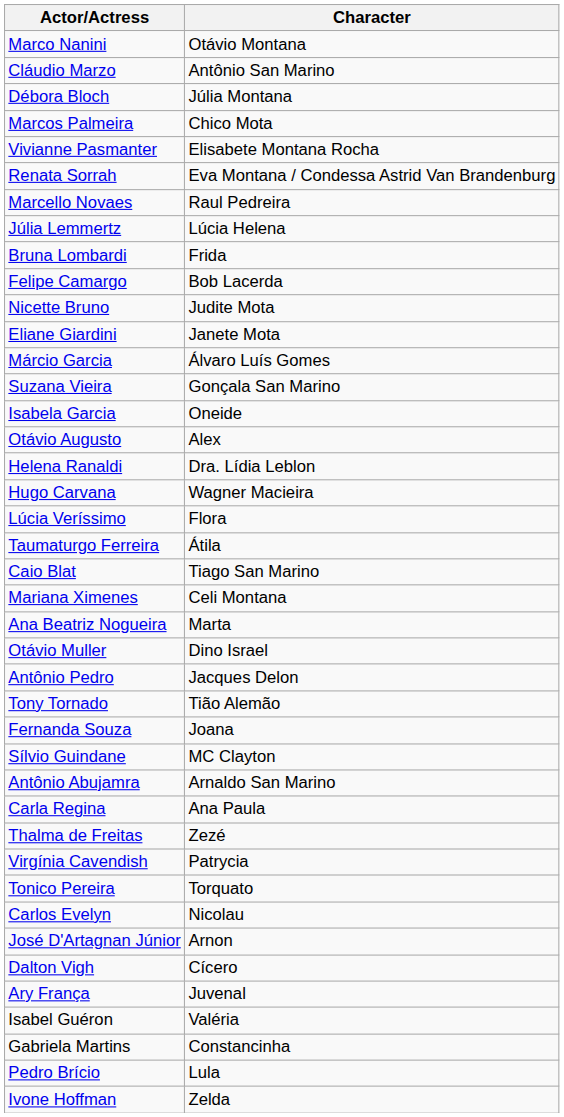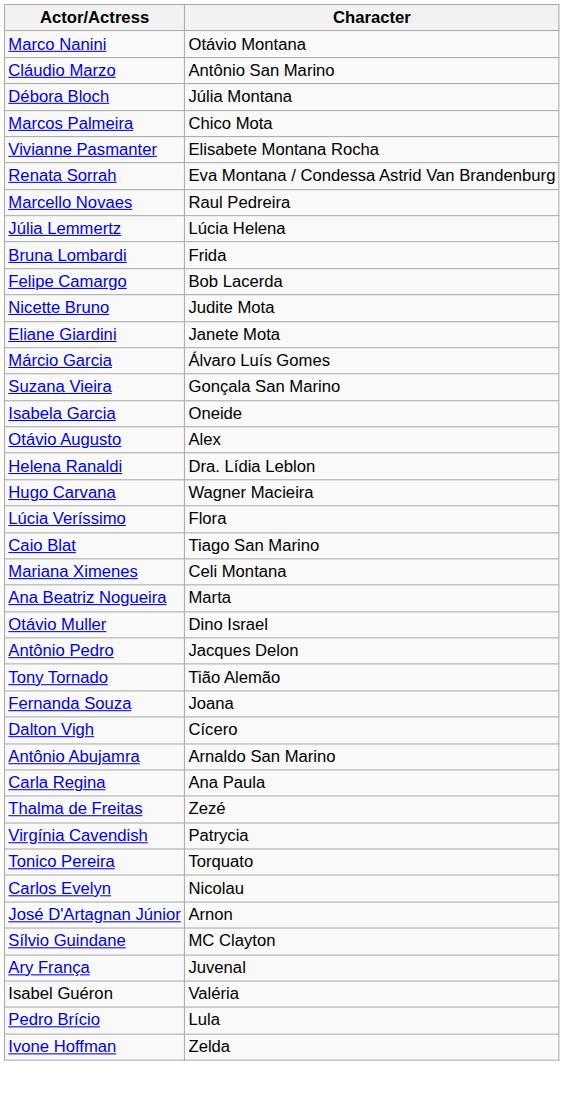- row: (84, 545)
rows swapped: (51, 967) <-> (67, 756)
- row: (69, 1046)
